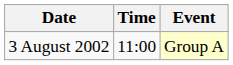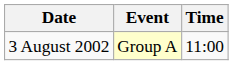columns swapped: (137, 18) <-> (194, 18)
